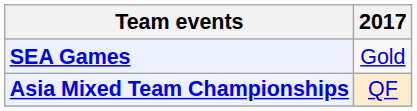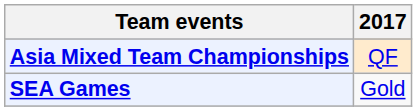rows swapped: (70, 56) <-> (179, 90)
